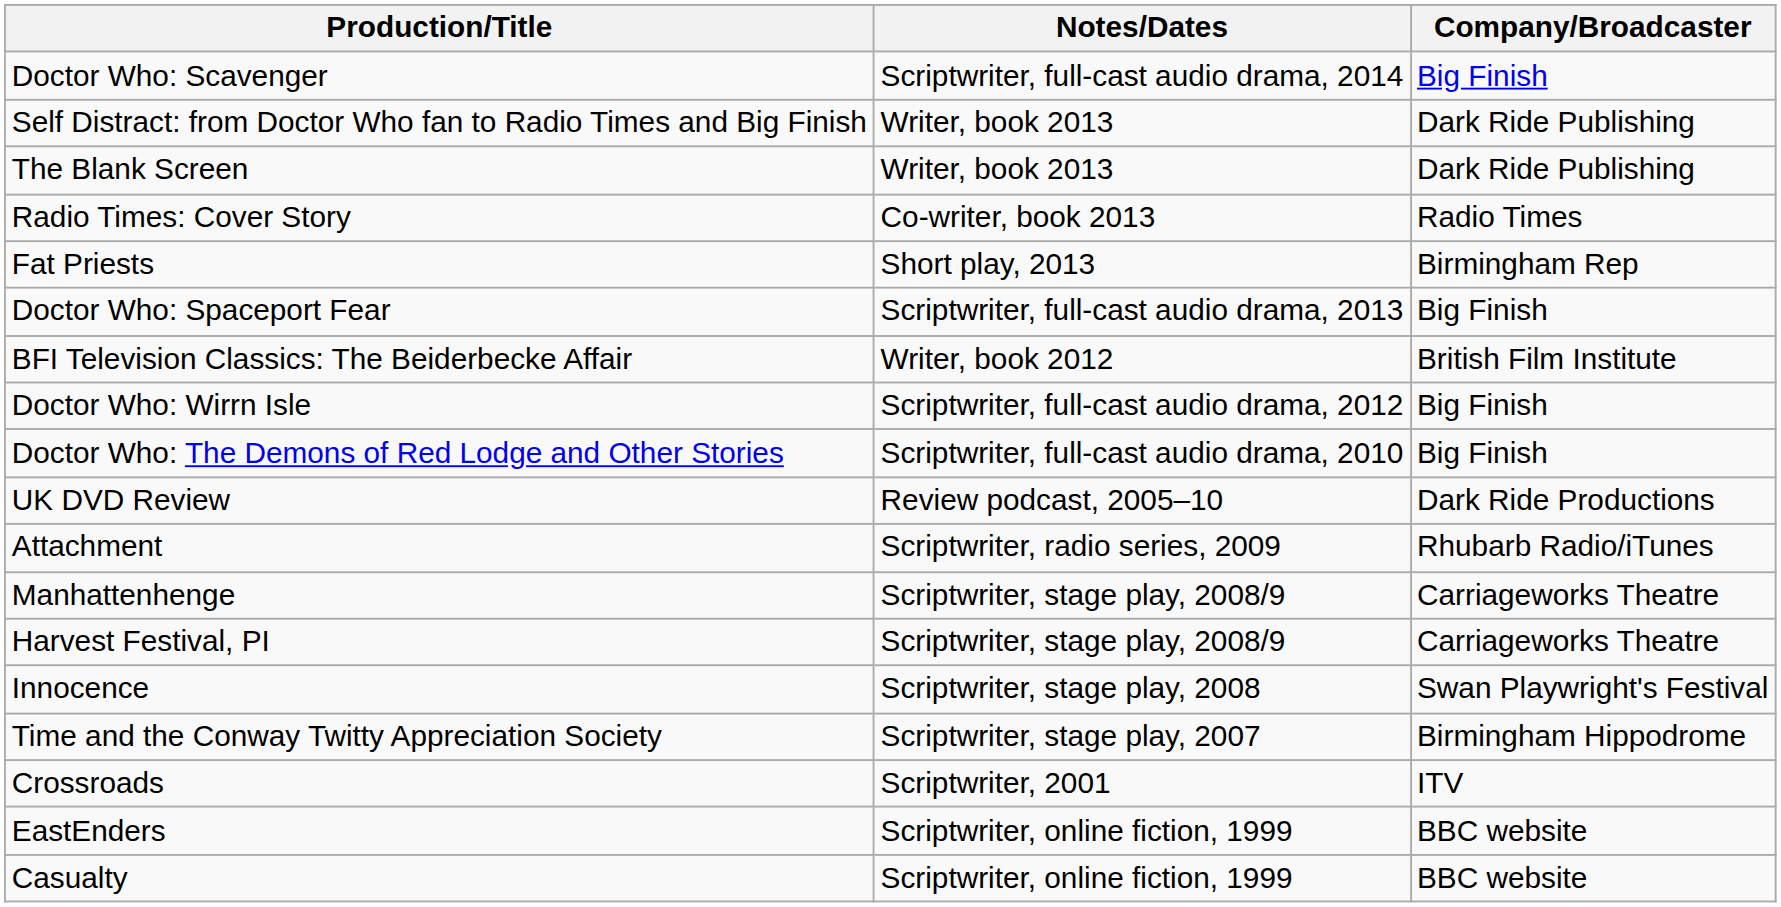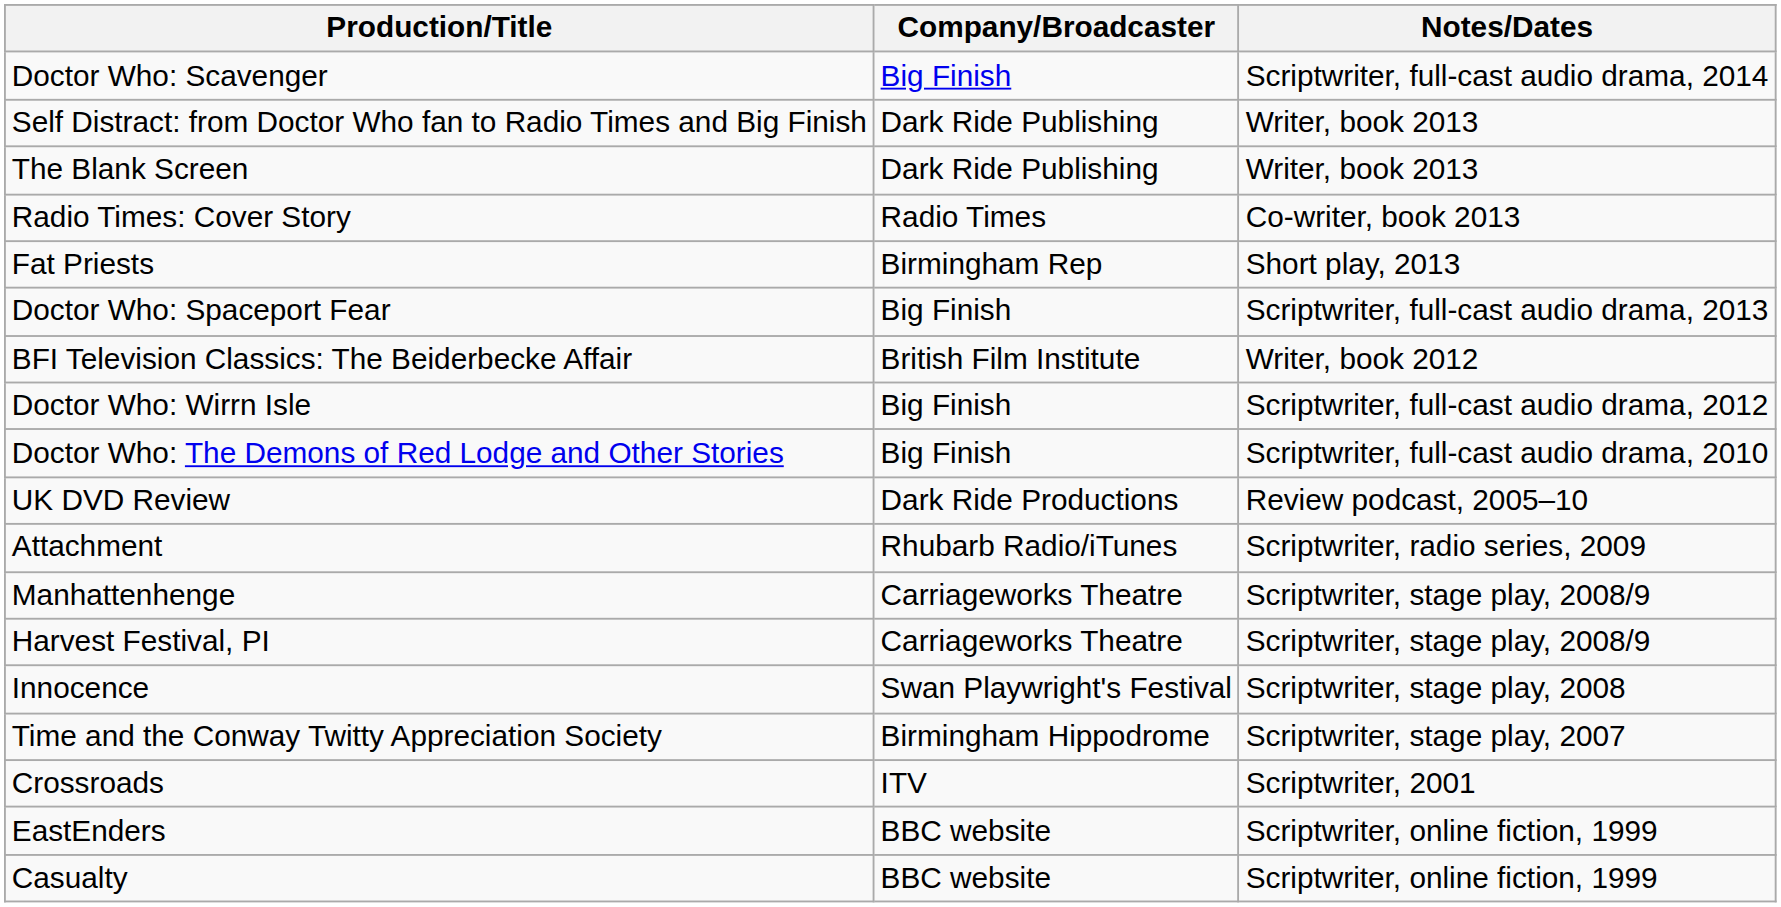columns swapped: (1593, 28) <-> (1142, 28)
